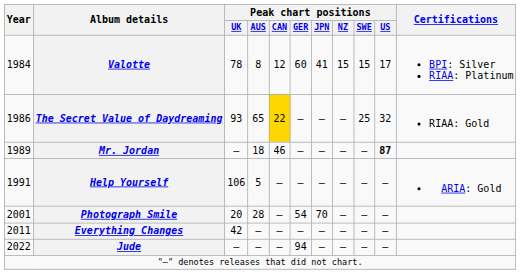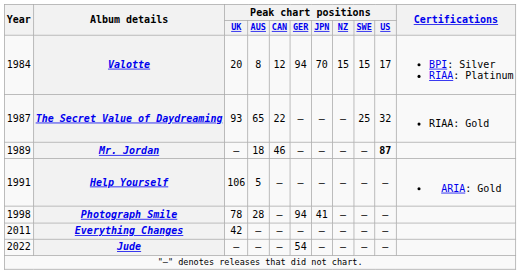(236, 65) 78 -> (236, 65) 20
(301, 65) 60 -> (301, 65) 94
(322, 65) 41 -> (322, 65) 70
(19, 118) 1986 -> (19, 118) 1987
(279, 118) gold background -> (279, 118) no background
(19, 215) 2001 -> (19, 215) 1998
(236, 215) 20 -> (236, 215) 78
(301, 215) 54 -> (301, 215) 94
(322, 215) 70 -> (322, 215) 41
(301, 247) 94 -> (301, 247) 54
